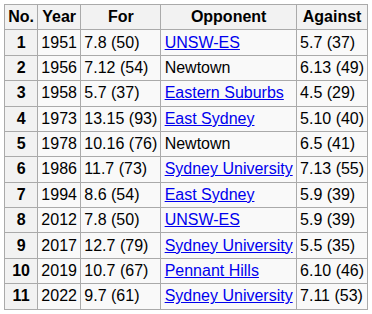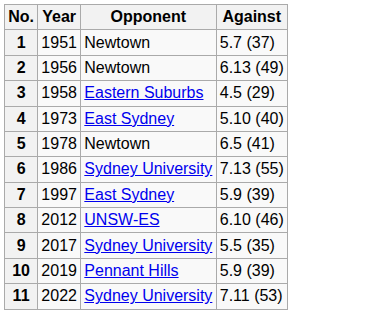- column: (121, 17)
(202, 42) UNSW-ES -> (117, 42) Newtown
(59, 194) 1994 -> (59, 194) 1997
(328, 220) 5.9 (39) -> (252, 220) 6.10 (46)
(332, 270) 6.10 (46) -> (247, 270) 5.9 (39)
